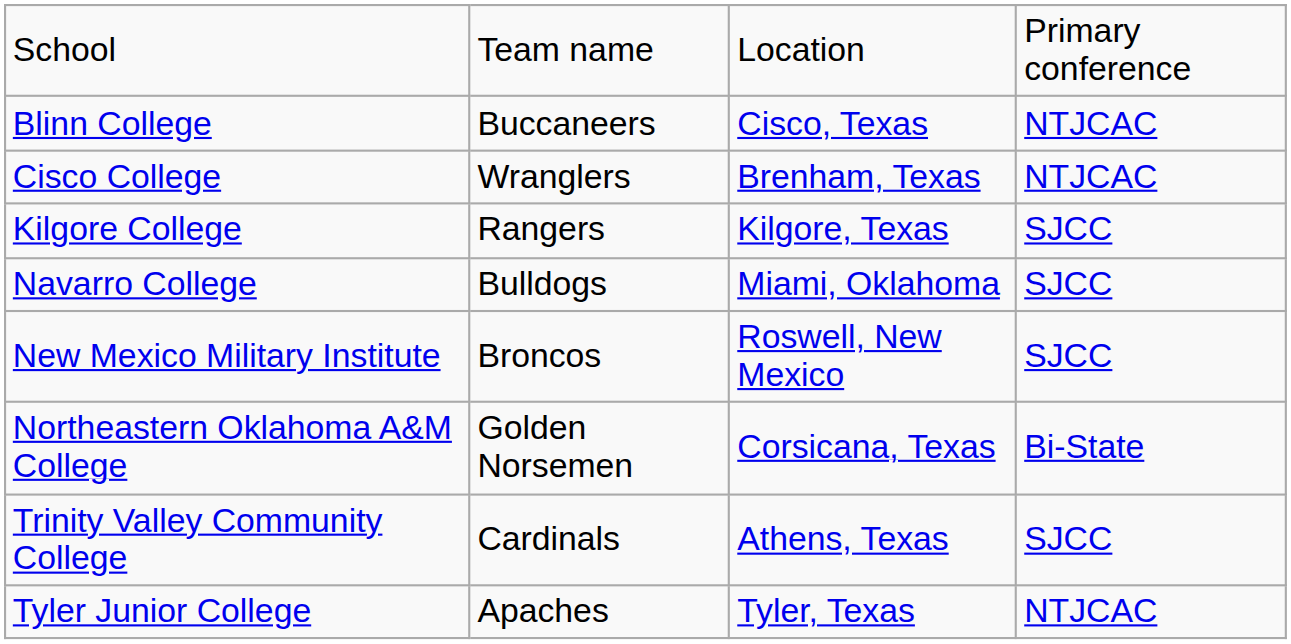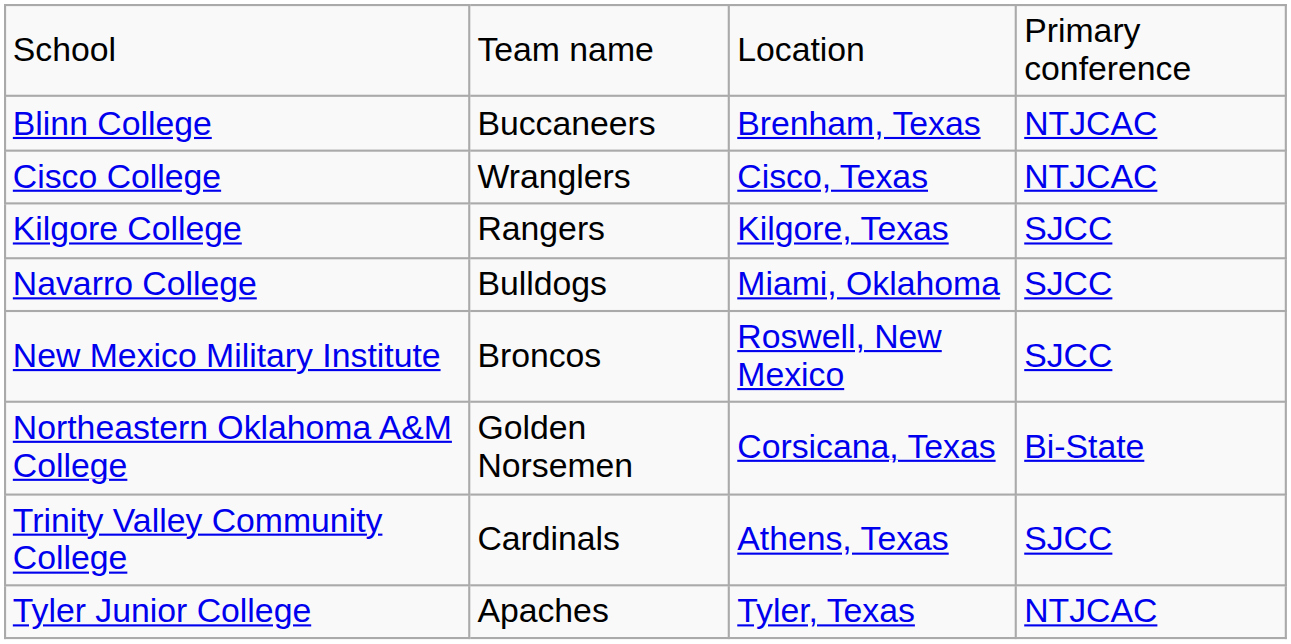(833, 122) Cisco, Texas -> (859, 122) Brenham, Texas
(859, 176) Brenham, Texas -> (833, 176) Cisco, Texas
